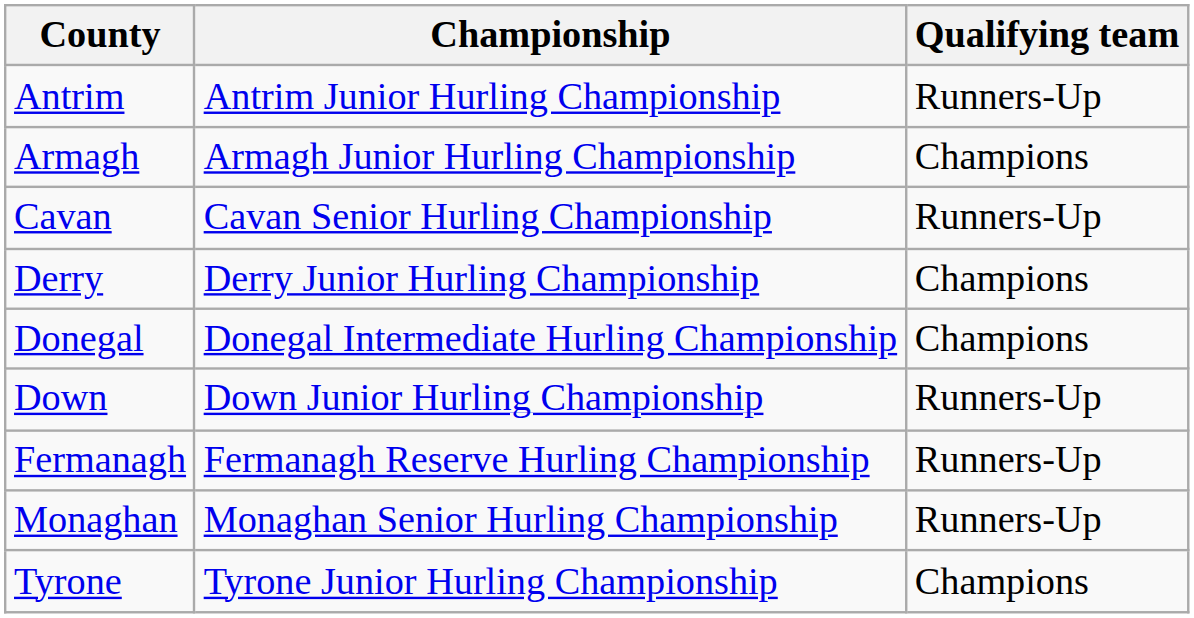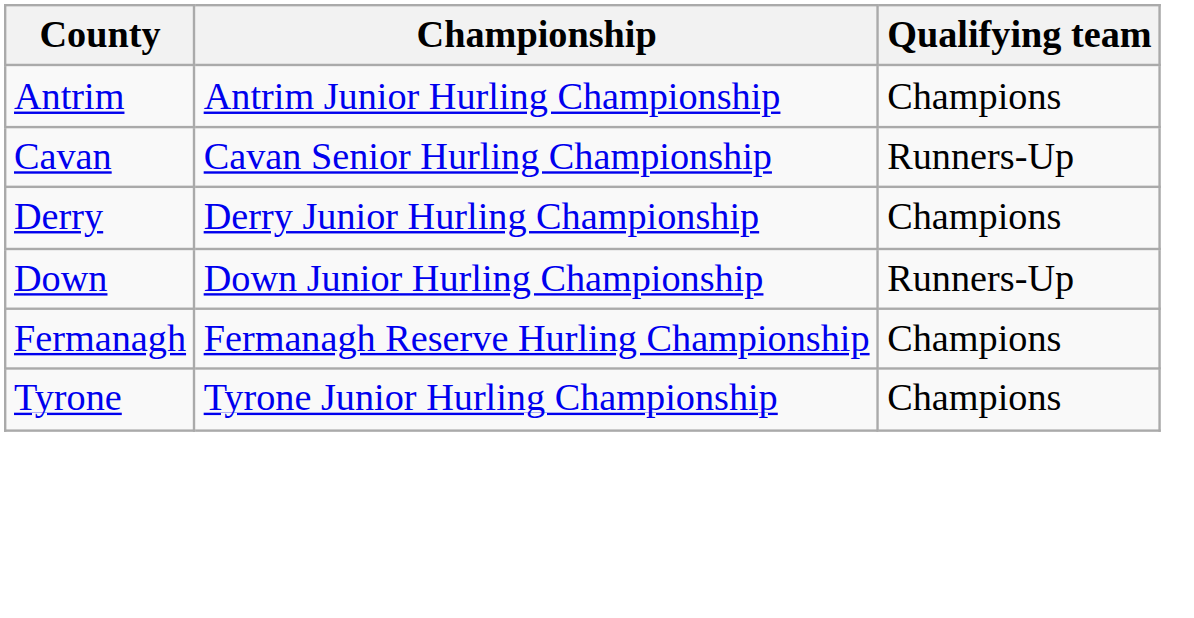(1008, 95) Runners-Up -> (974, 95) Champions
- row: (77, 156)
- row: (79, 338)
(1008, 459) Runners-Up -> (974, 338) Champions
- row: (96, 519)
